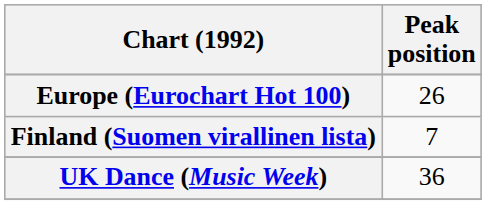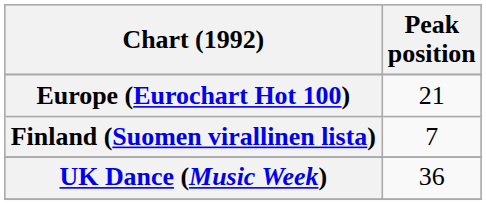(432, 95) 26 -> (432, 95) 21
